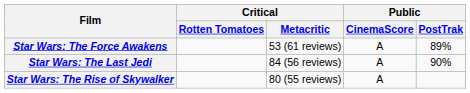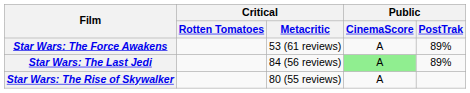(380, 63) no background -> (380, 63) lightgreen background
(441, 63) 90% -> (441, 63) 89%
